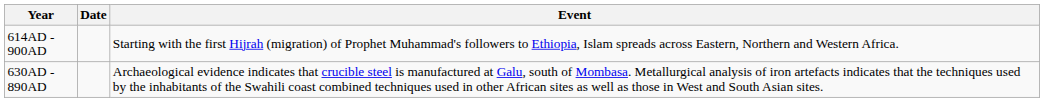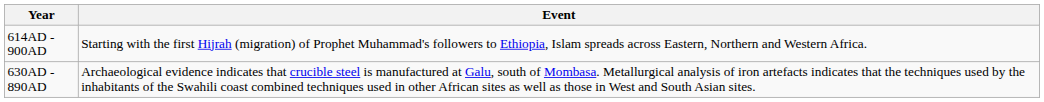- column: (93, 15)
